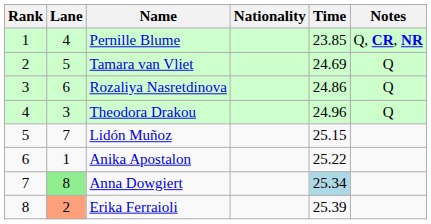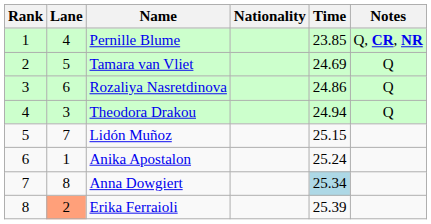(330, 111) 24.96 -> (330, 111) 24.94
(330, 159) 25.22 -> (330, 159) 25.24
(66, 183) lightgreen background -> (66, 183) no background
